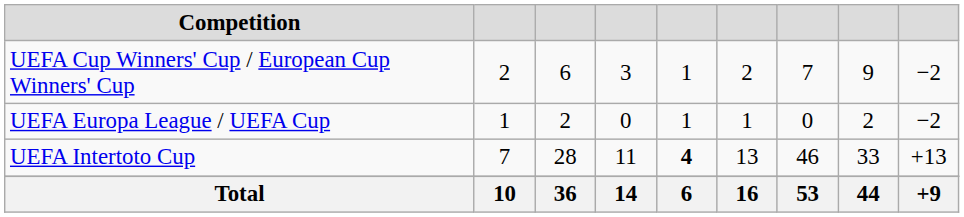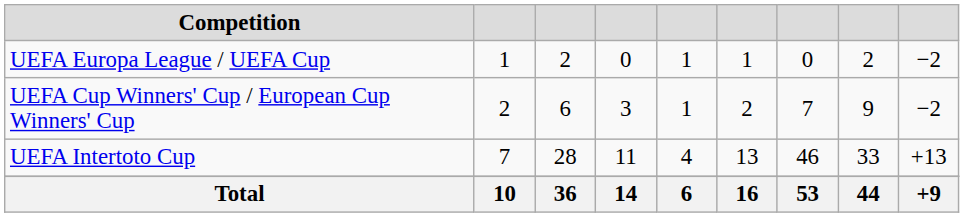rows swapped: (200, 71) <-> (170, 120)
(686, 157) bold -> (686, 157) normal
